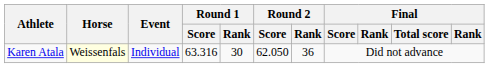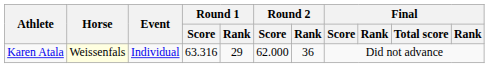(237, 53) 30 -> (237, 53) 29
(272, 53) 62.050 -> (272, 53) 62.000
